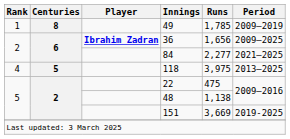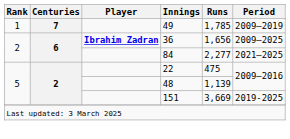(56, 26) 8 -> (56, 26) 7
- row: (171, 69)
(218, 98) 1,138 -> (218, 84) 1,139
